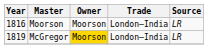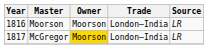(16, 37) 1819 -> (16, 37) 1817
